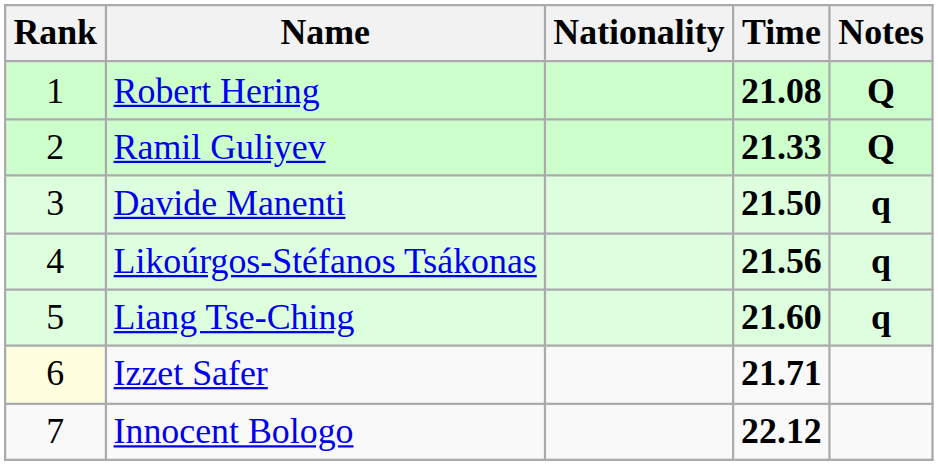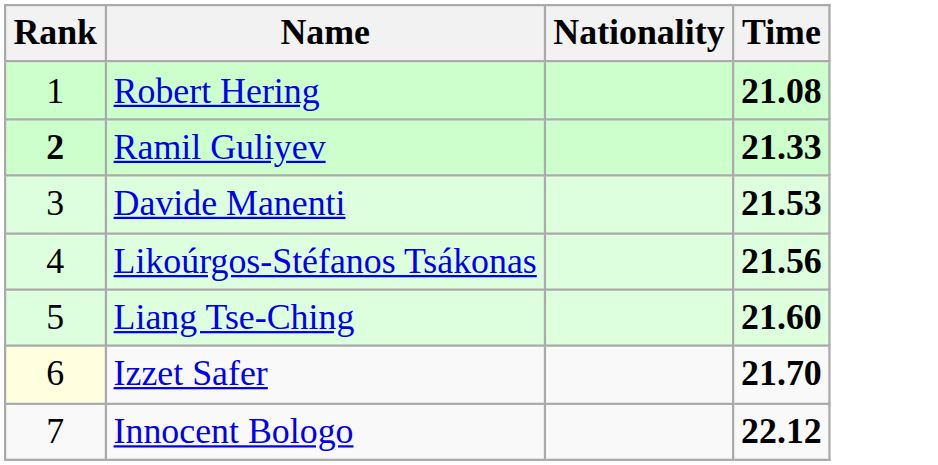- column: (881, 32)
(55, 146) normal -> (55, 146) bold
(781, 203) 21.50 -> (781, 203) 21.53
(781, 373) 21.71 -> (781, 373) 21.70
